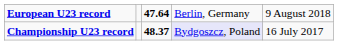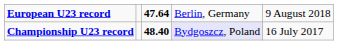(157, 31) 48.37 -> (157, 31) 48.40
